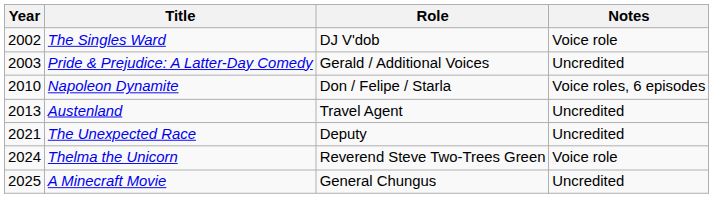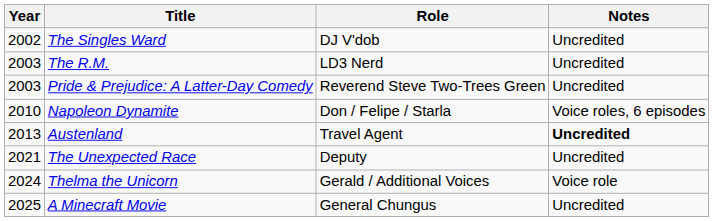(585, 39) Voice role -> (588, 39) Uncredited
+ row: (78, 63)
(404, 63) Gerald / Additional Voices -> (433, 87) Reverend Steve Two-Trees Green
(588, 110) normal -> (591, 134) bold
(433, 157) Reverend Steve Two-Trees Green -> (404, 181) Gerald / Additional Voices
